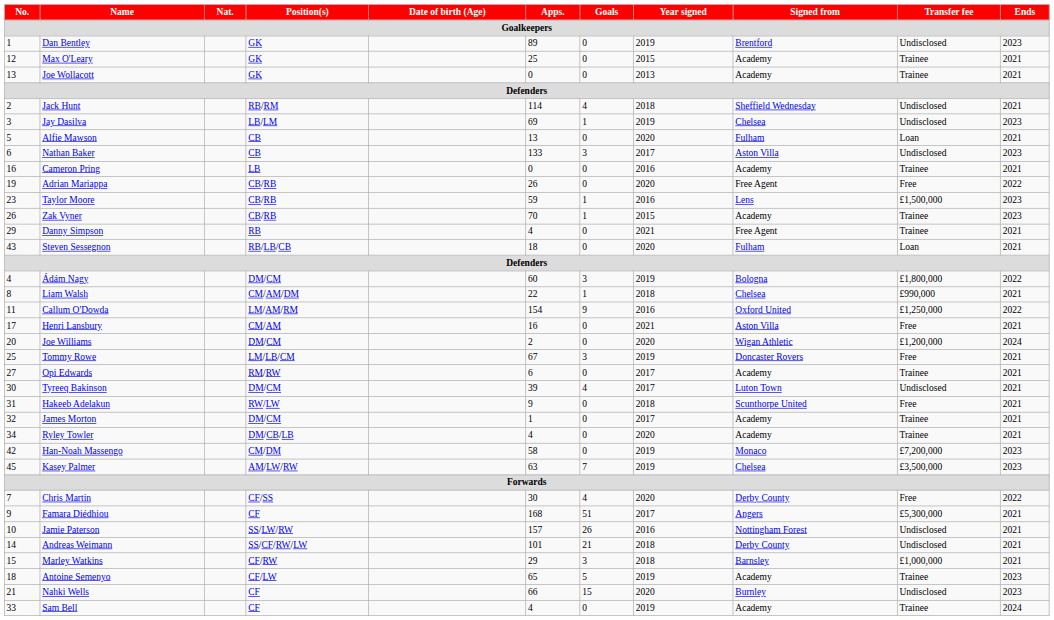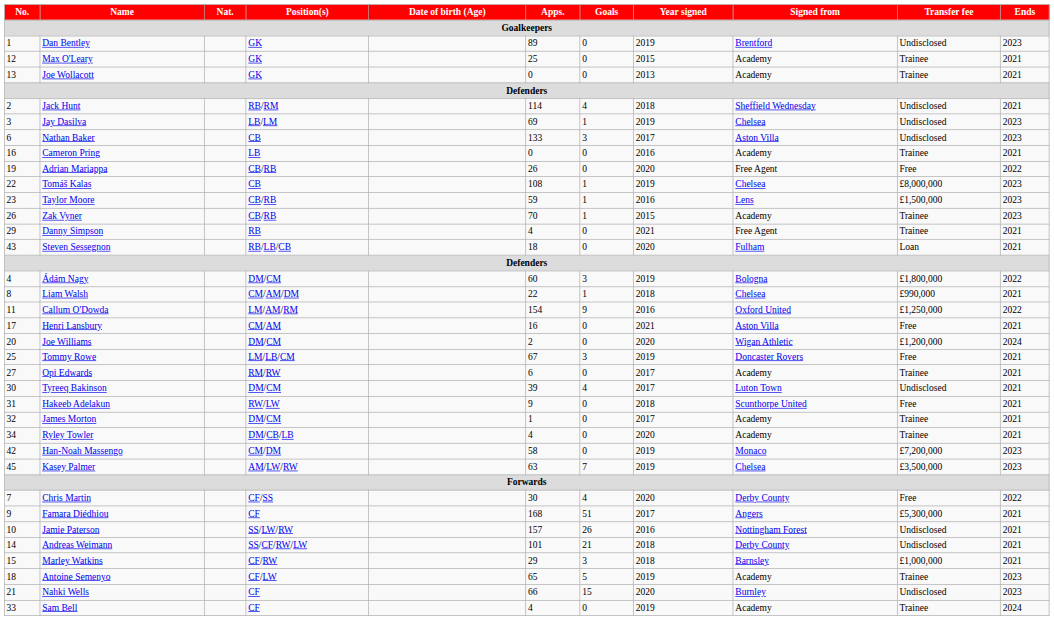- row: (70, 138)
+ row: (67, 185)
